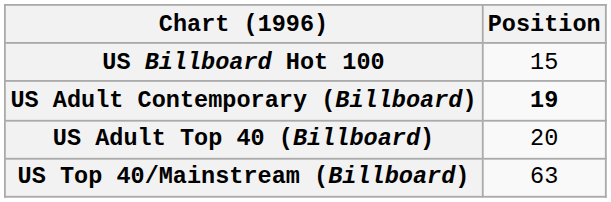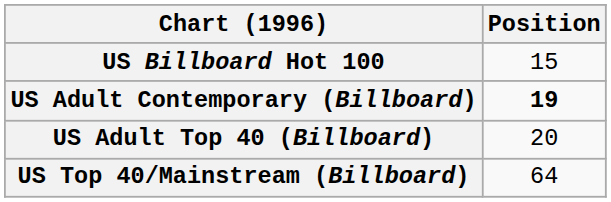(544, 177) 63 -> (544, 177) 64
